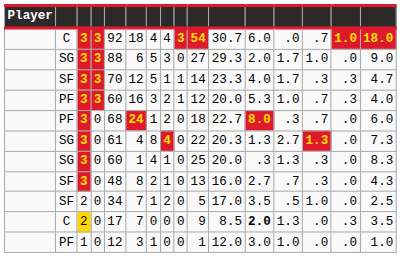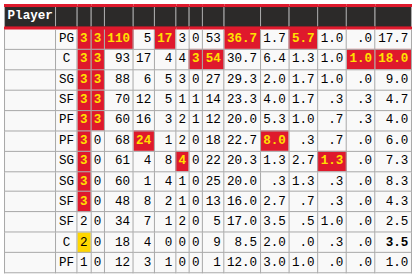+ row: (66, 39)
(115, 39) 92 -> (122, 60) 93
(136, 39) 18 -> (144, 60) 17
(259, 39) 6.0 -> (275, 60) 6.4
(292, 39) .0 -> (303, 60) 1.3
(321, 39) .7 -> (332, 60) 1.0
(115, 222) 17 -> (122, 243) 18
(140, 222) 7 -> (147, 243) 4
(259, 222) bold -> (275, 243) normal
(288, 222) 1.3 -> (307, 243) .0
(321, 222) .0 -> (336, 243) .3
(349, 222) .3 -> (365, 243) .0
(382, 222) normal -> (397, 243) bold
